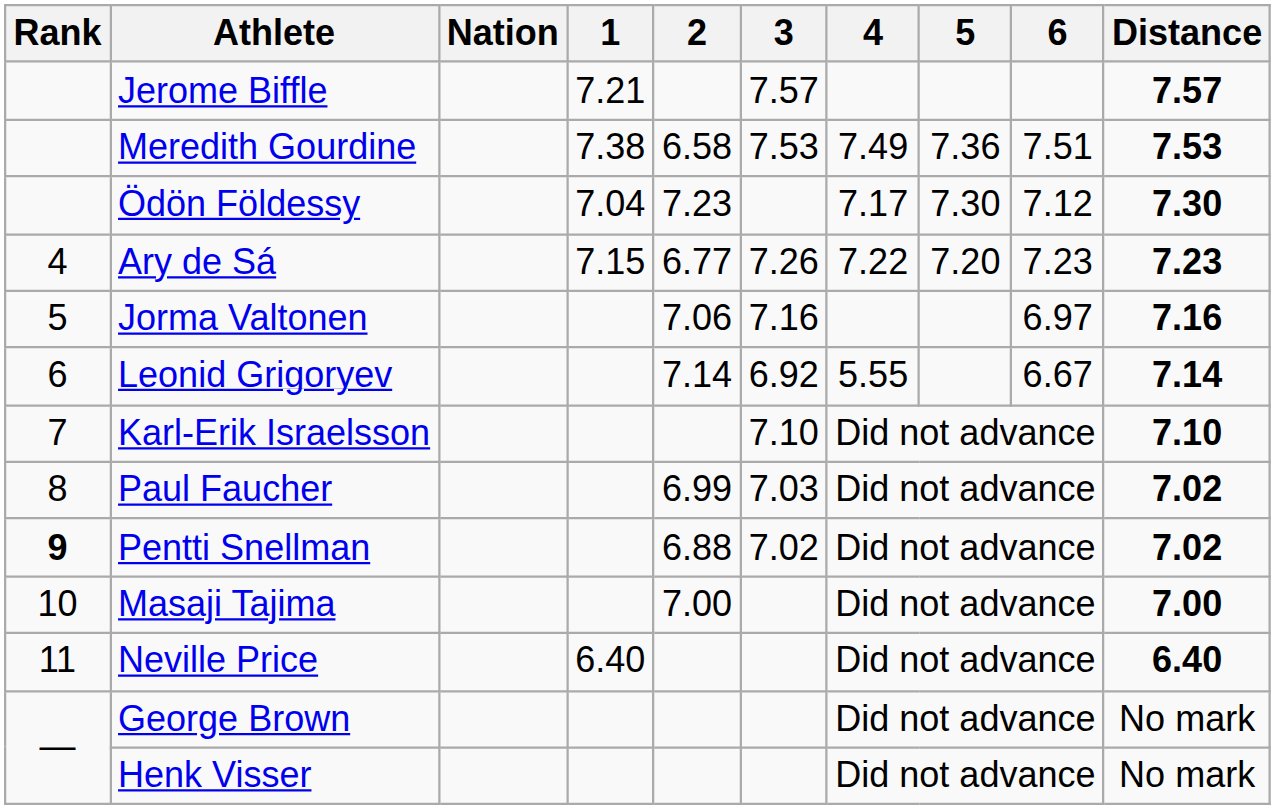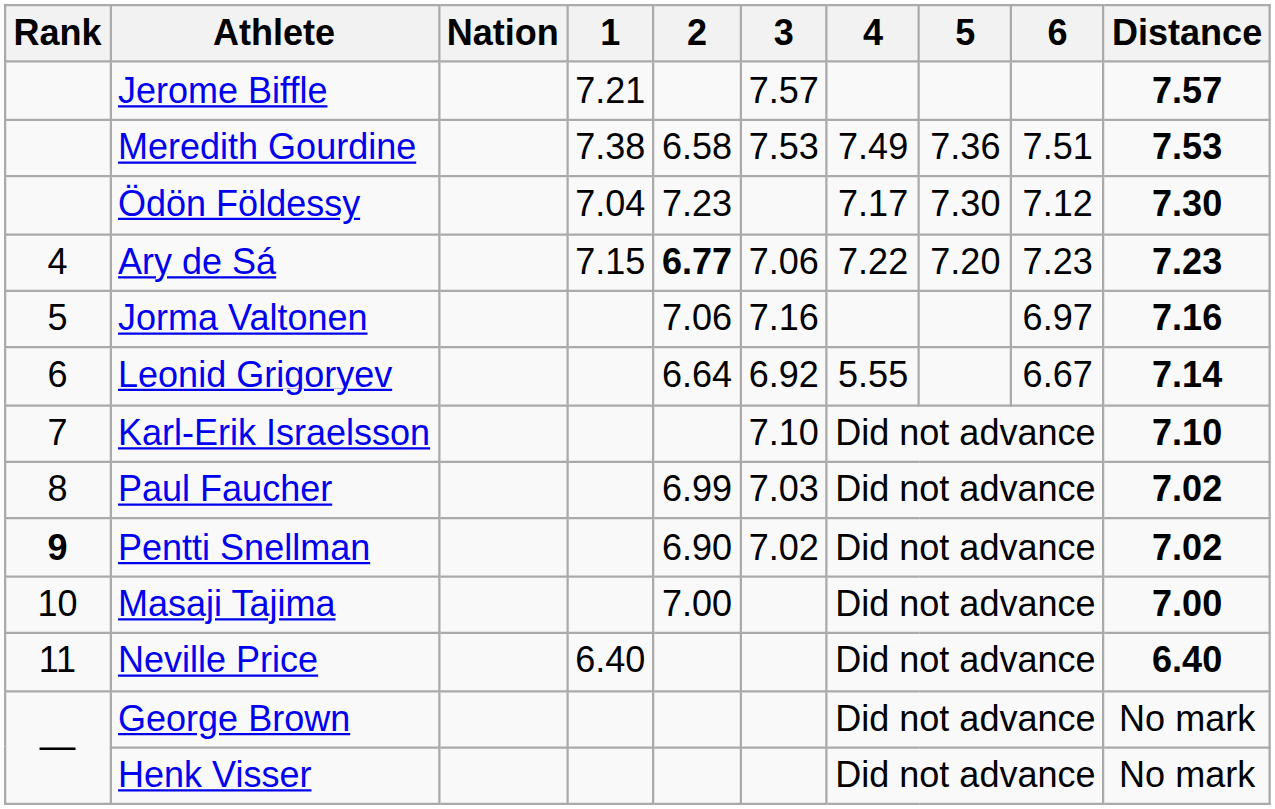(697, 261) normal -> (697, 261) bold
(784, 261) 7.26 -> (784, 261) 7.06
(697, 375) 7.14 -> (697, 375) 6.64
(697, 546) 6.88 -> (697, 546) 6.90
